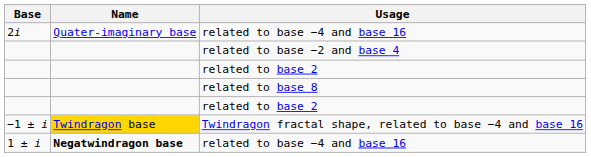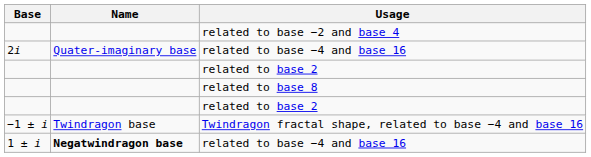rows swapped: (14, 32) <-> (28, 51)
(104, 124) gold background -> (104, 124) no background
